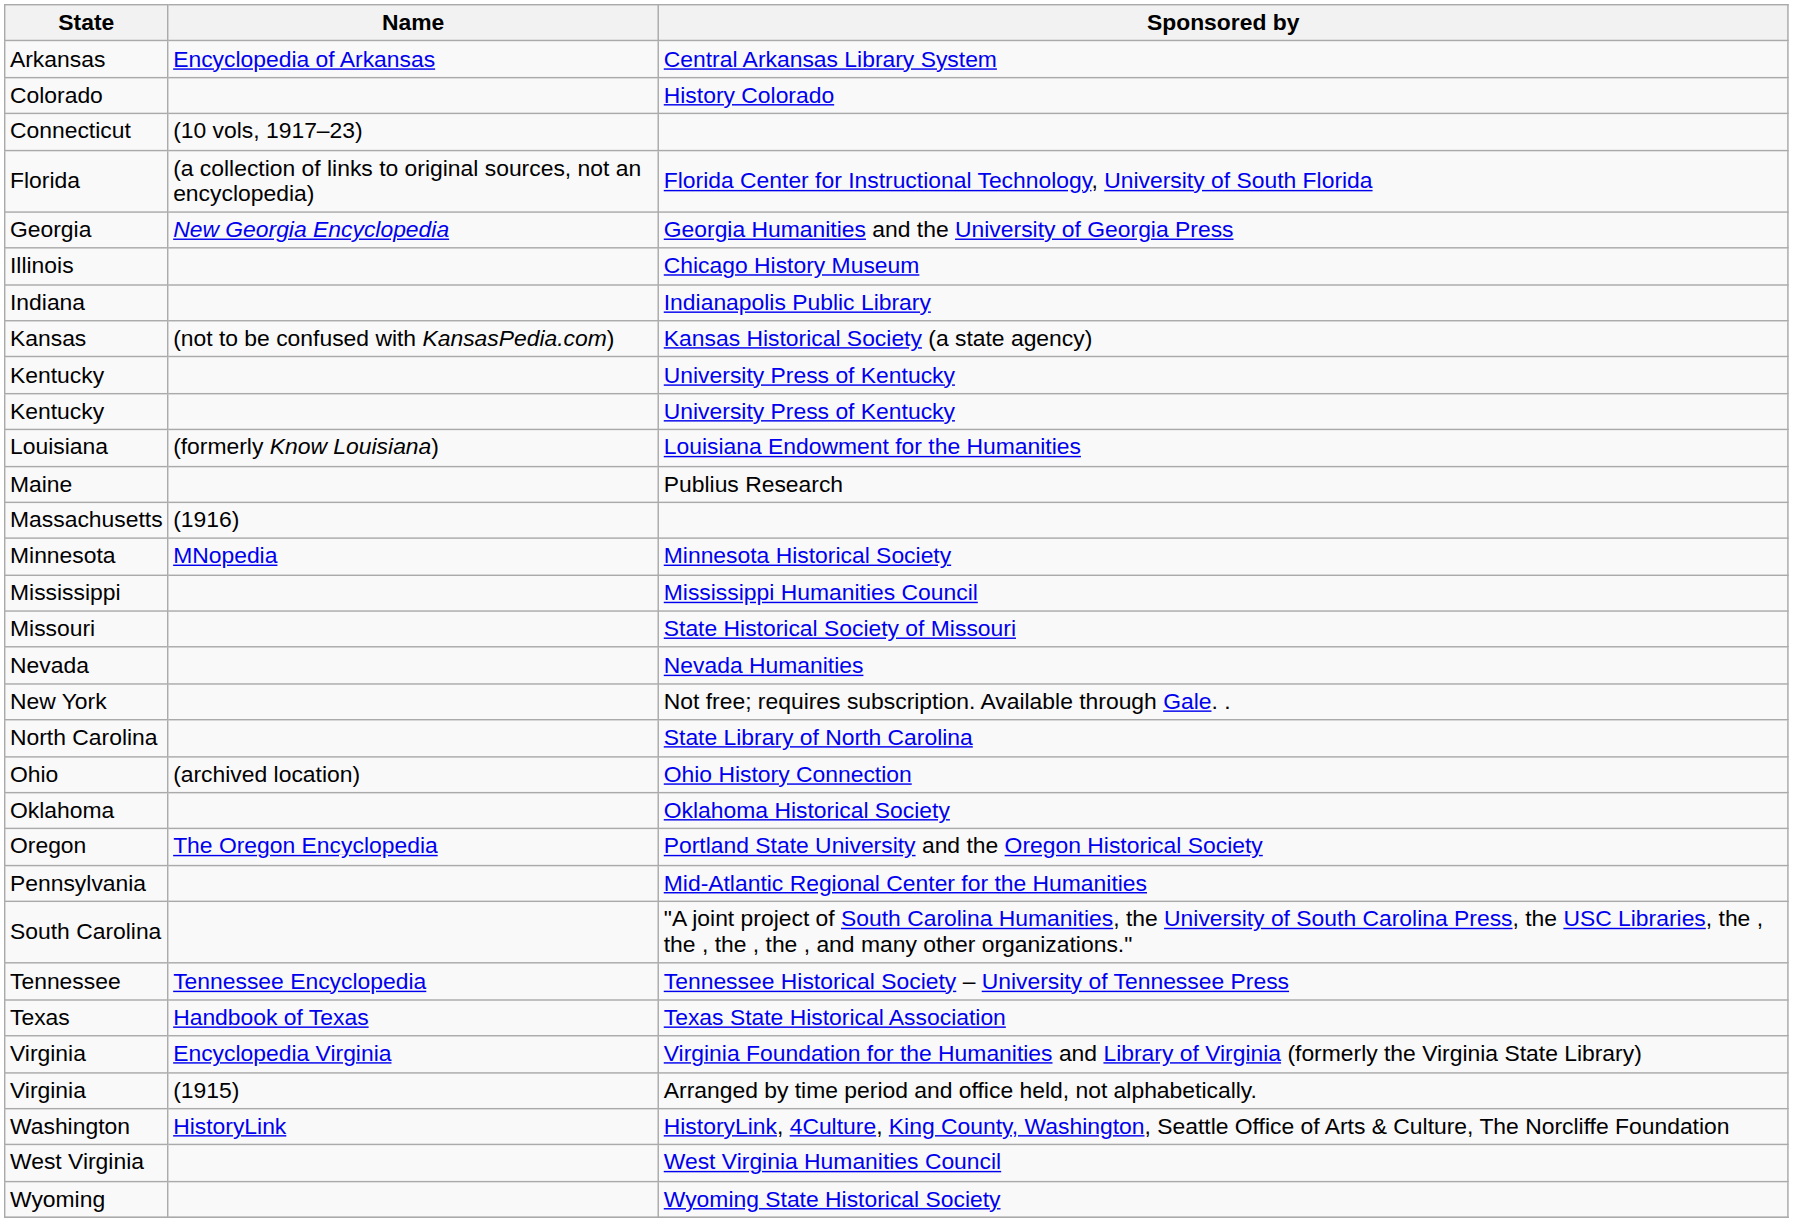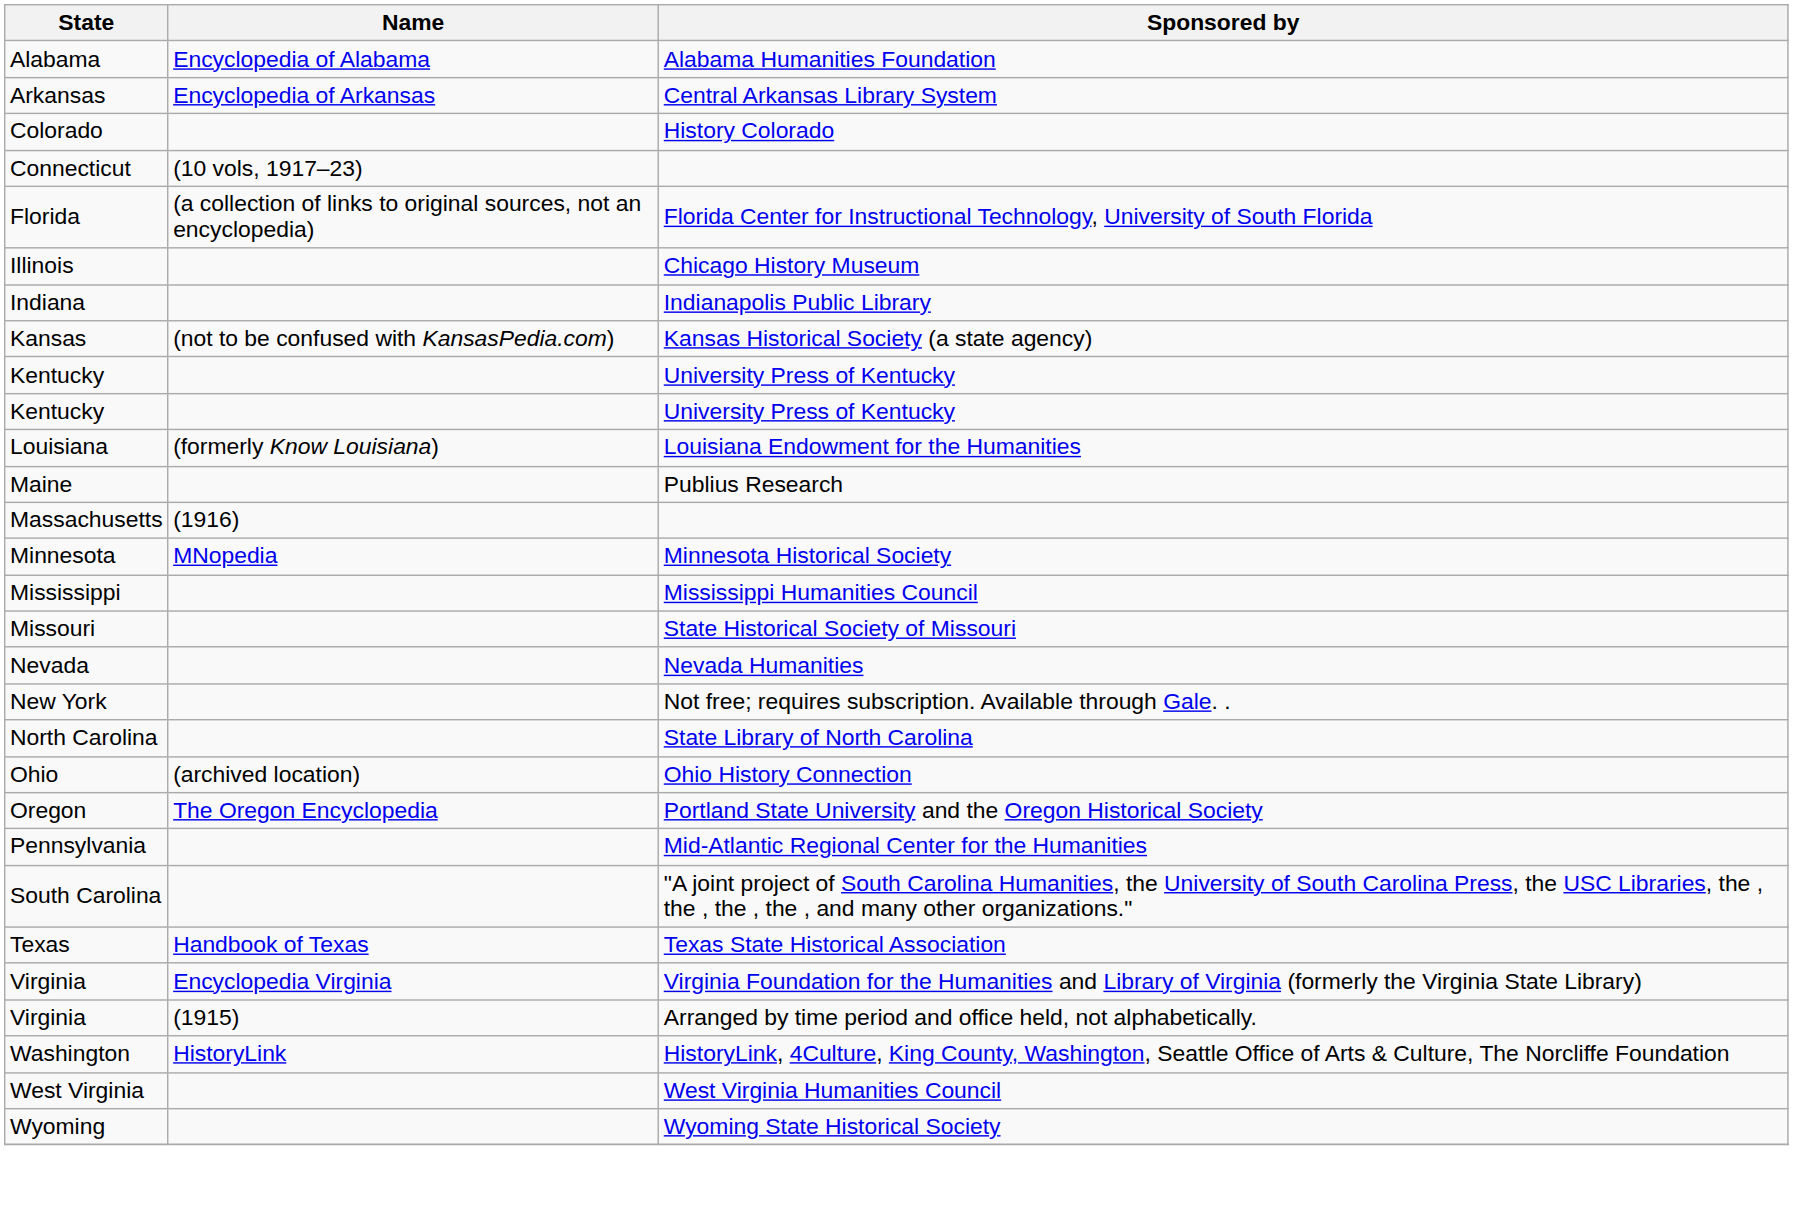+ row: (55, 58)
- row: (51, 229)
- row: (62, 810)
- row: (65, 981)
